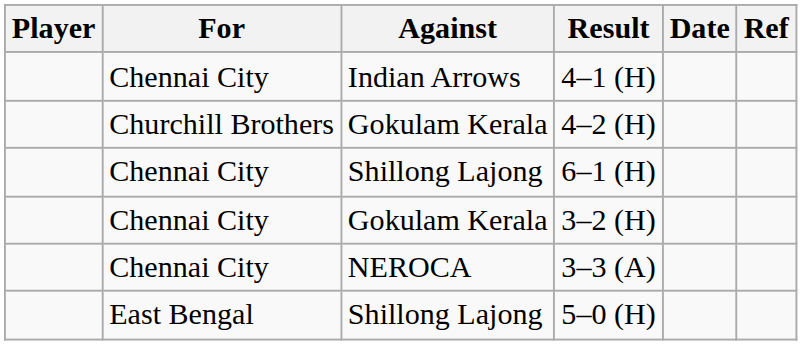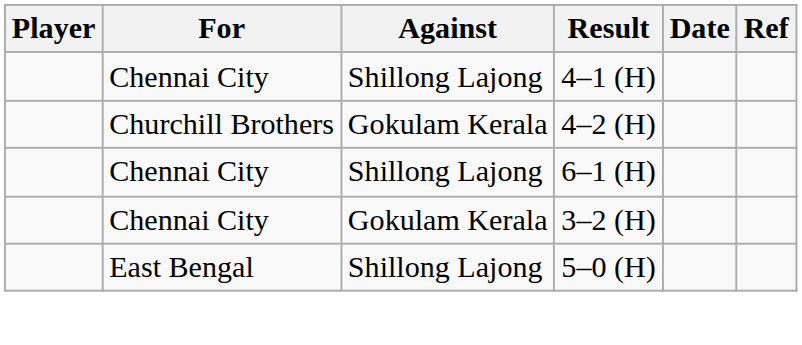(434, 76) Indian Arrows -> (445, 76) Shillong Lajong
- row: (609, 266)
